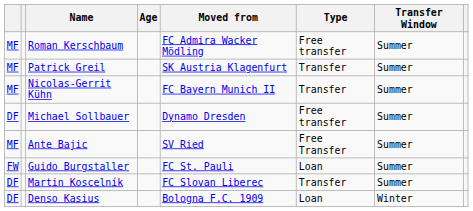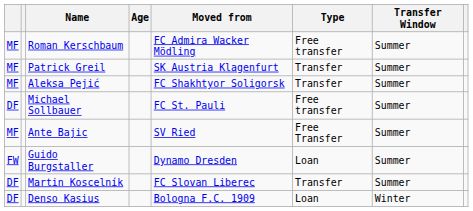- row: (70, 89)
+ row: (64, 84)
(204, 117) Dynamo Dresden -> (189, 105) FC St. Pauli
(198, 166) FC St. Pauli -> (195, 160) Dynamo Dresden
